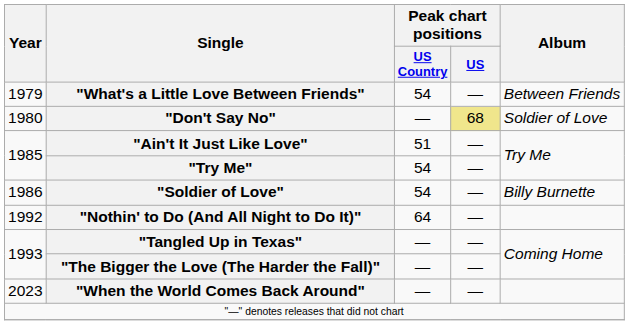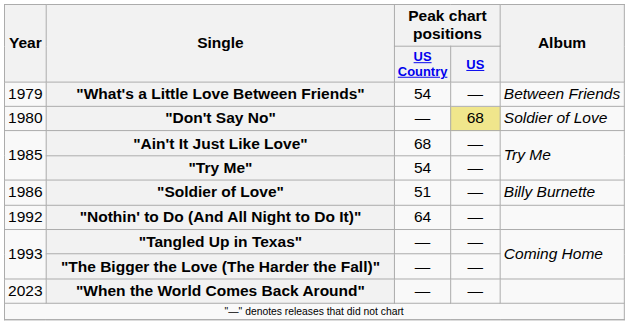(423, 143) 51 -> (423, 143) 68
(423, 192) 54 -> (423, 192) 51
